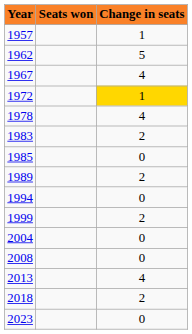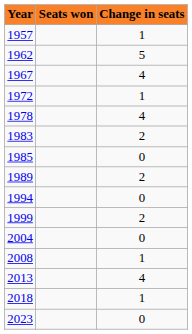(142, 95) gold background -> (142, 95) no background
(142, 258) 0 -> (142, 258) 1
(142, 298) 2 -> (142, 298) 1
